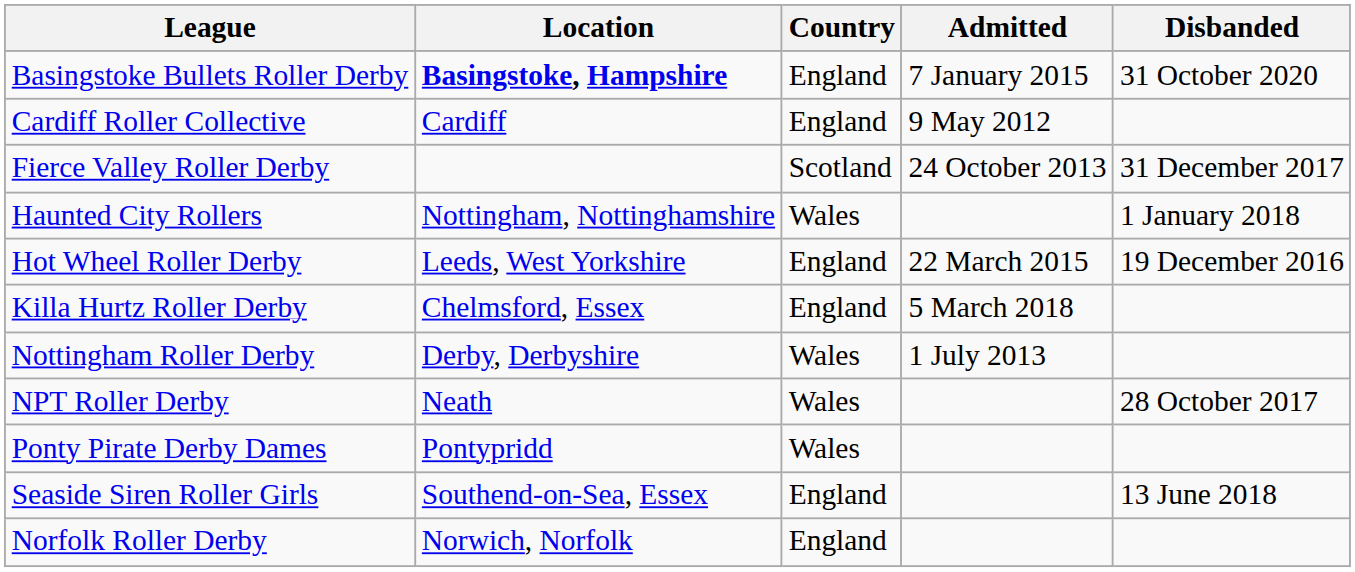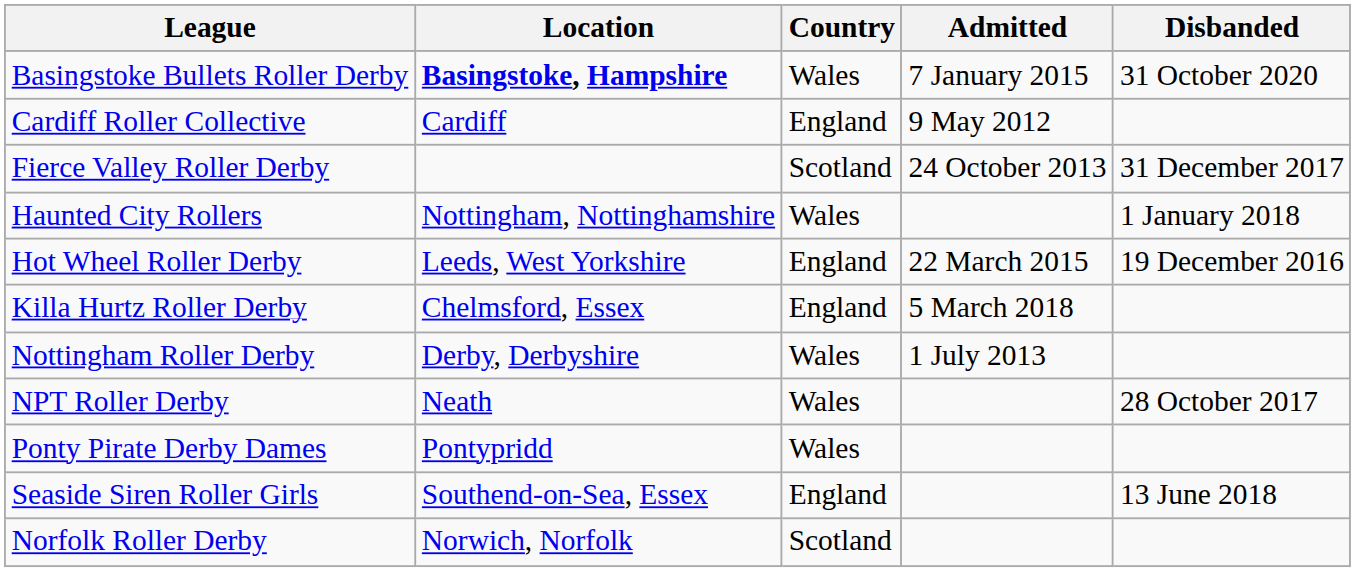(838, 74) England -> (824, 74) Wales
(838, 541) England -> (840, 541) Scotland
